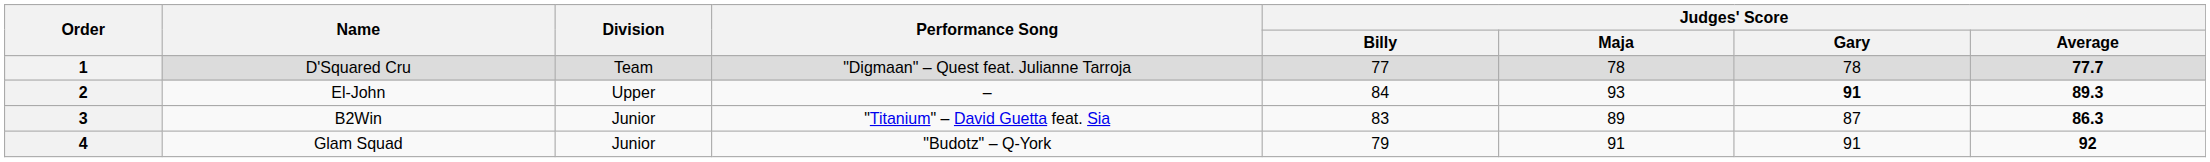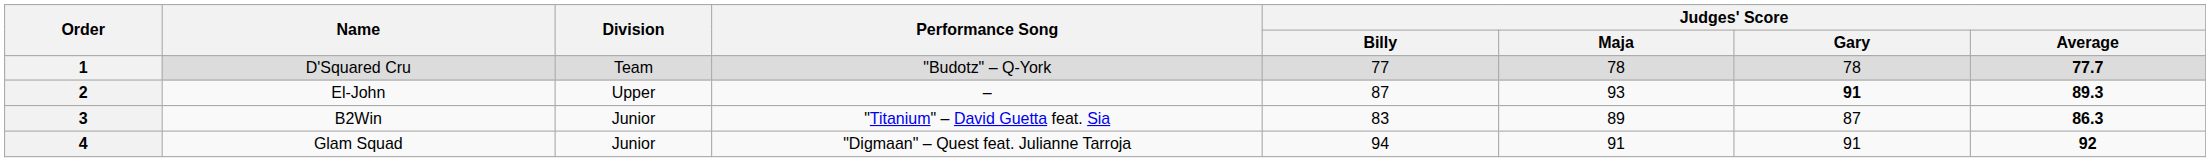(987, 68) "Digmaan" – Quest feat. Julianne Tarroja -> (987, 68) "Budotz" – Q-York
(1380, 93) 84 -> (1380, 93) 87
(987, 144) "Budotz" – Q-York -> (987, 144) "Digmaan" – Quest feat. Julianne Tarroja
(1380, 144) 79 -> (1380, 144) 94
